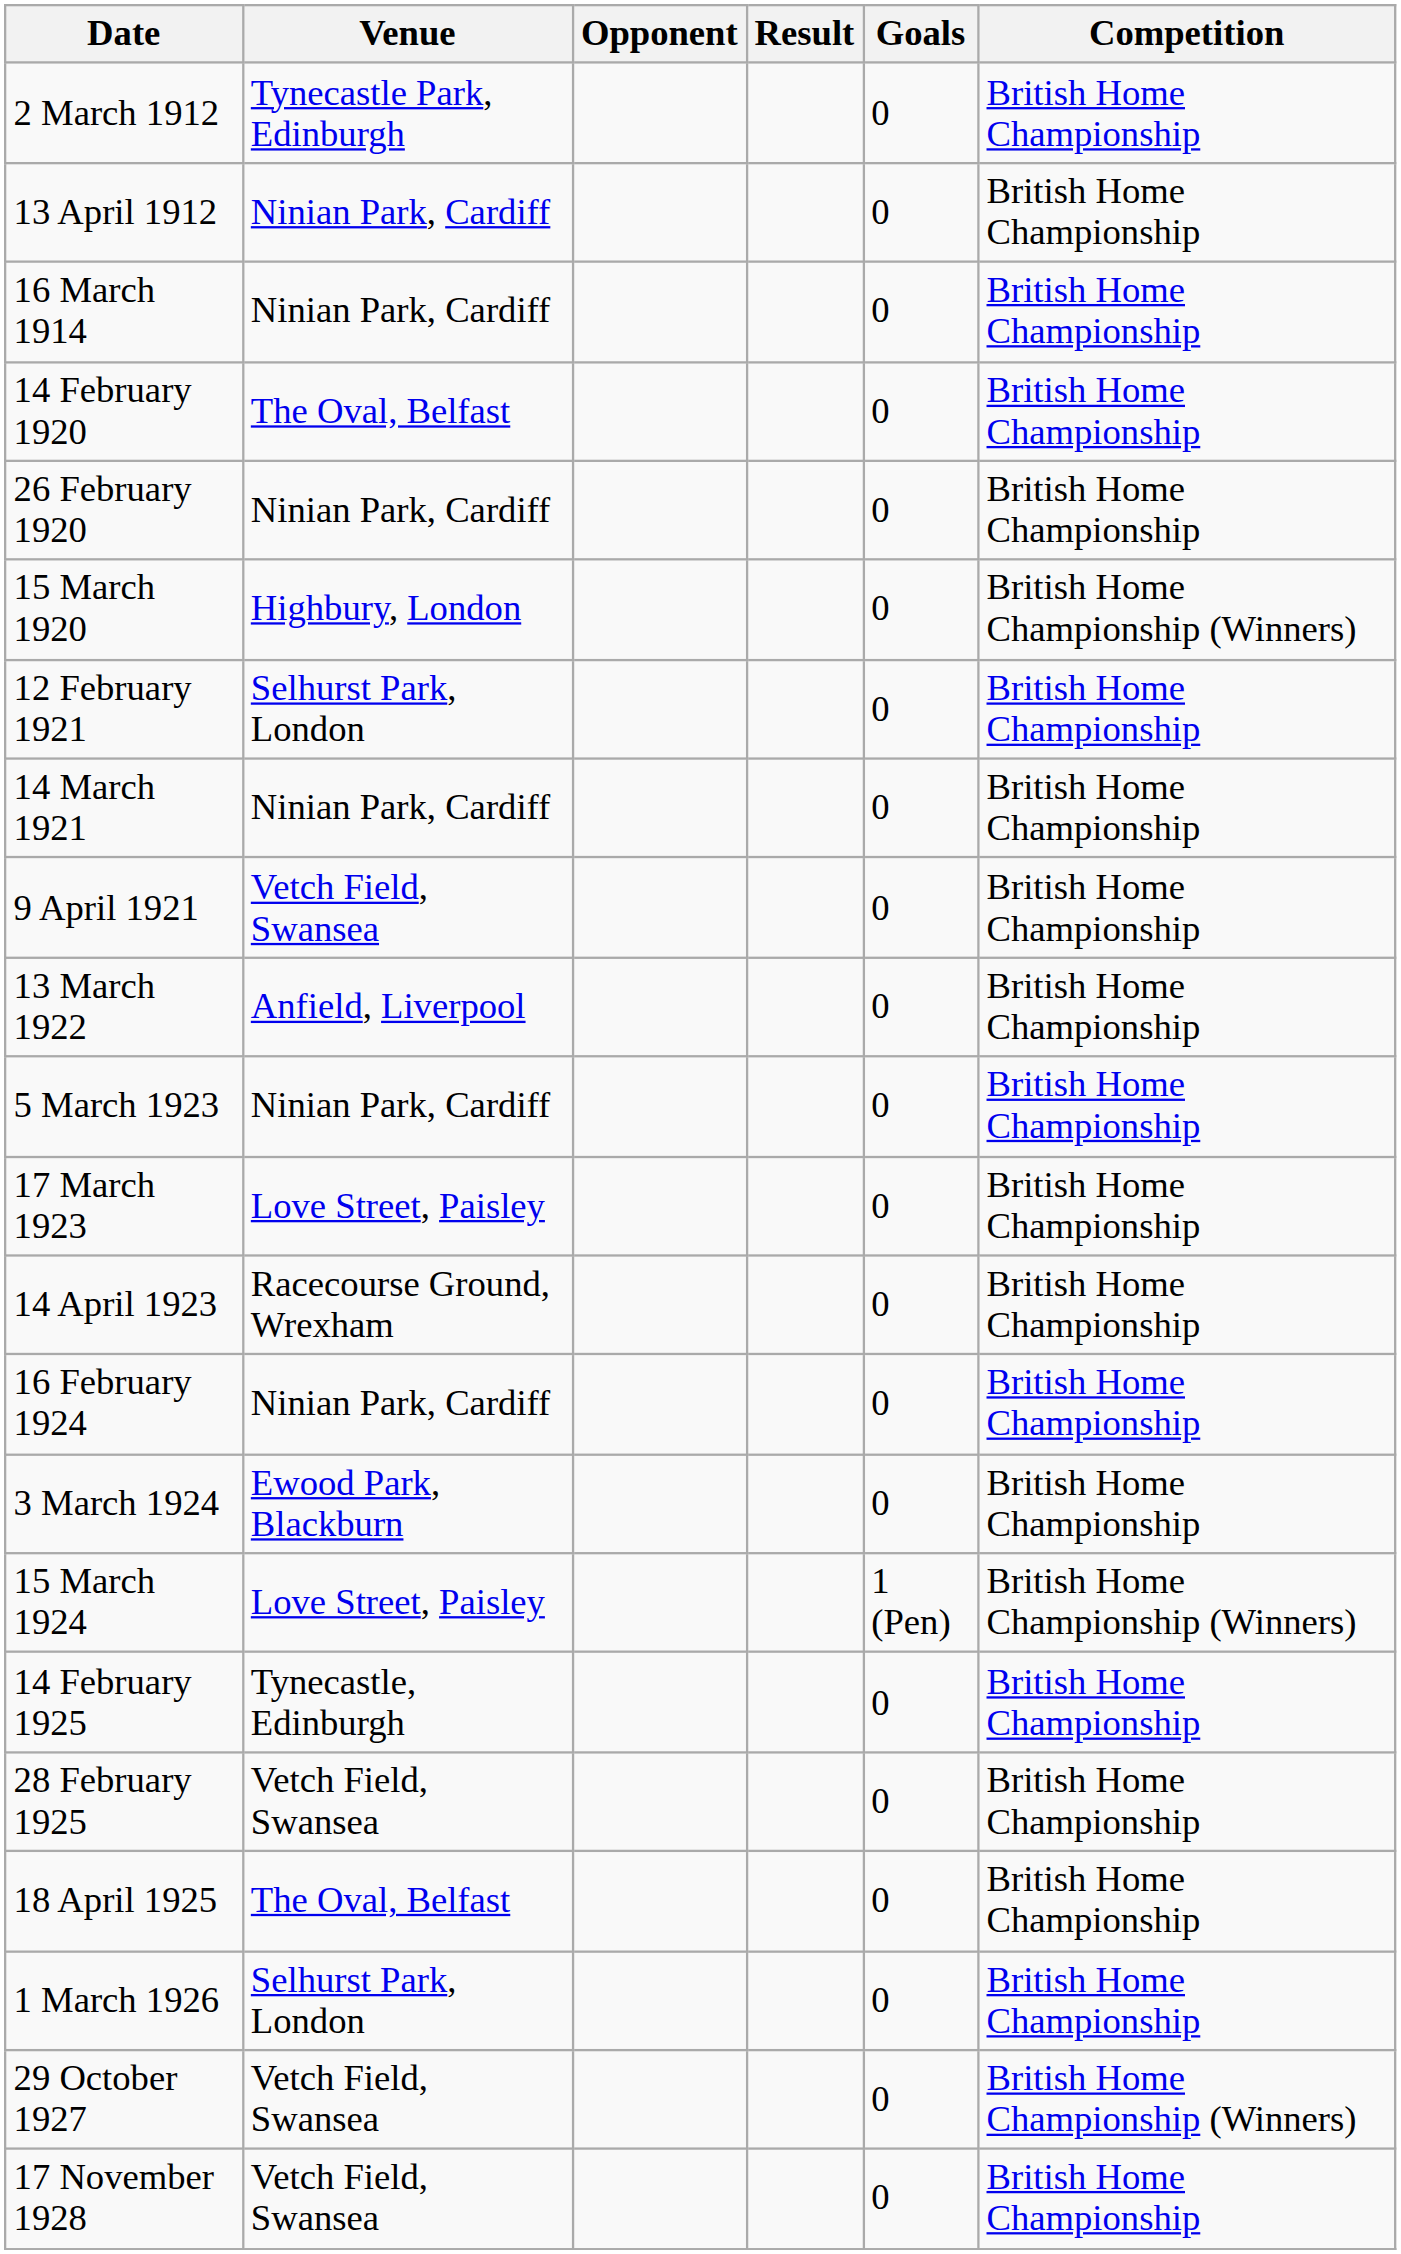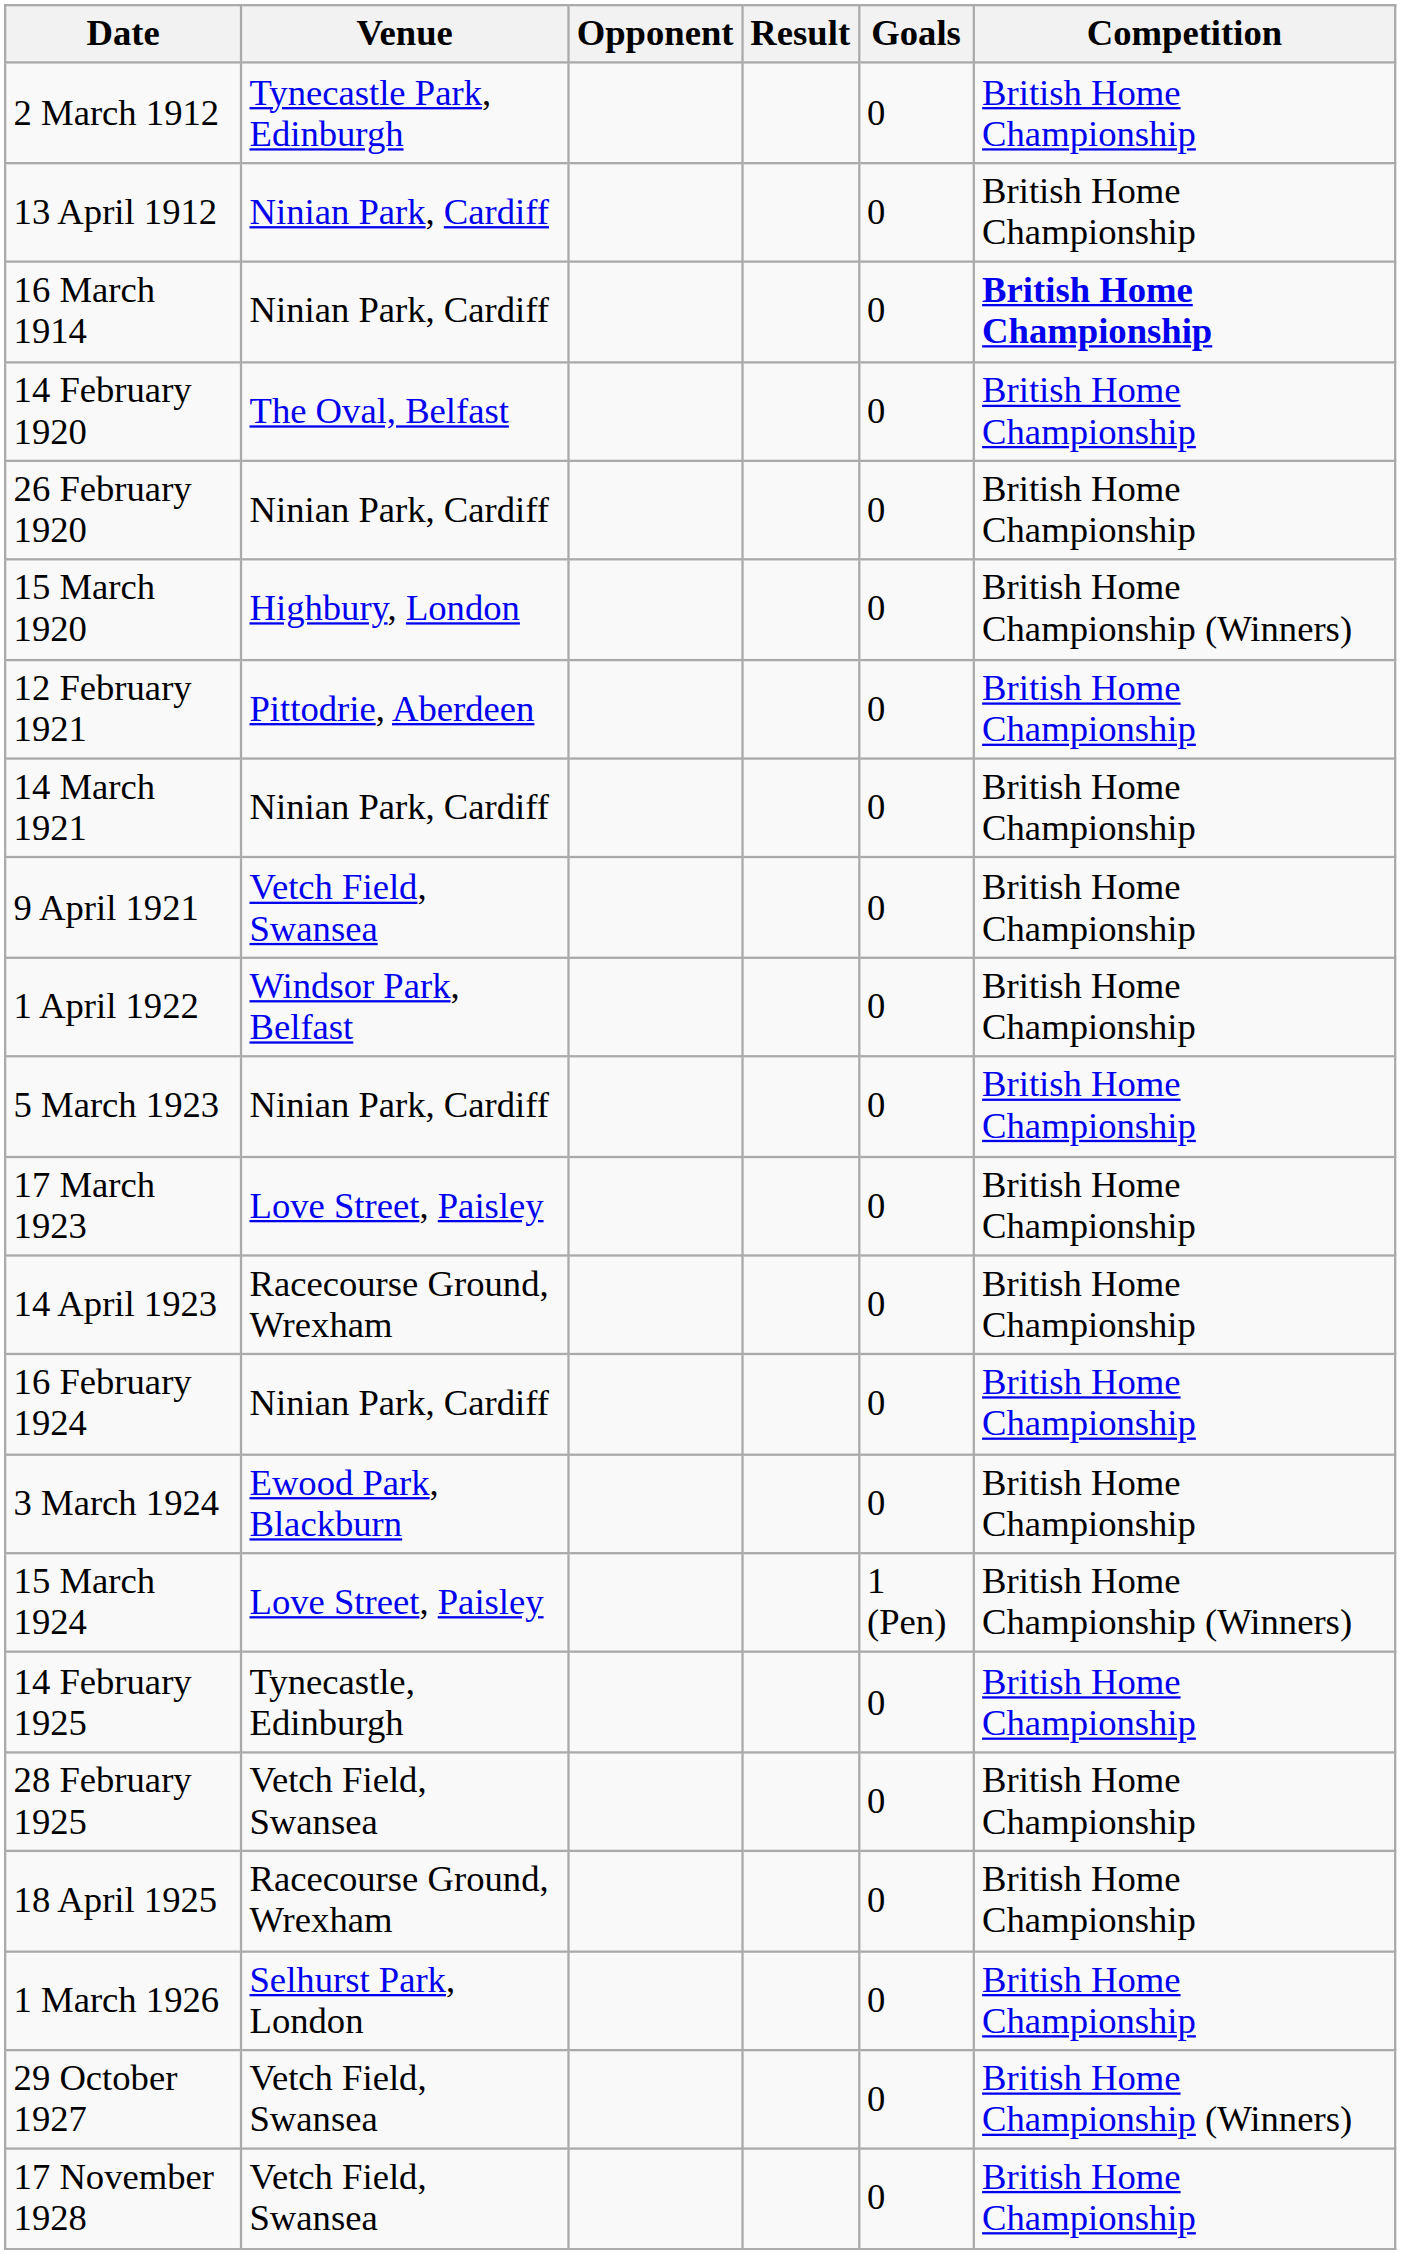(1093, 310) normal -> (1097, 310) bold
(354, 708) Selhurst Park, London -> (392, 708) Pittodrie, Aberdeen
- row: (84, 1006)
+ row: (106, 1006)
(381, 1900) The Oval, Belfast -> (399, 1900) Racecourse Ground, Wrexham
